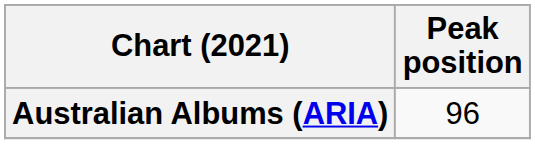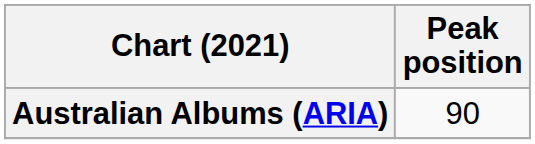(463, 112) 96 -> (463, 112) 90
